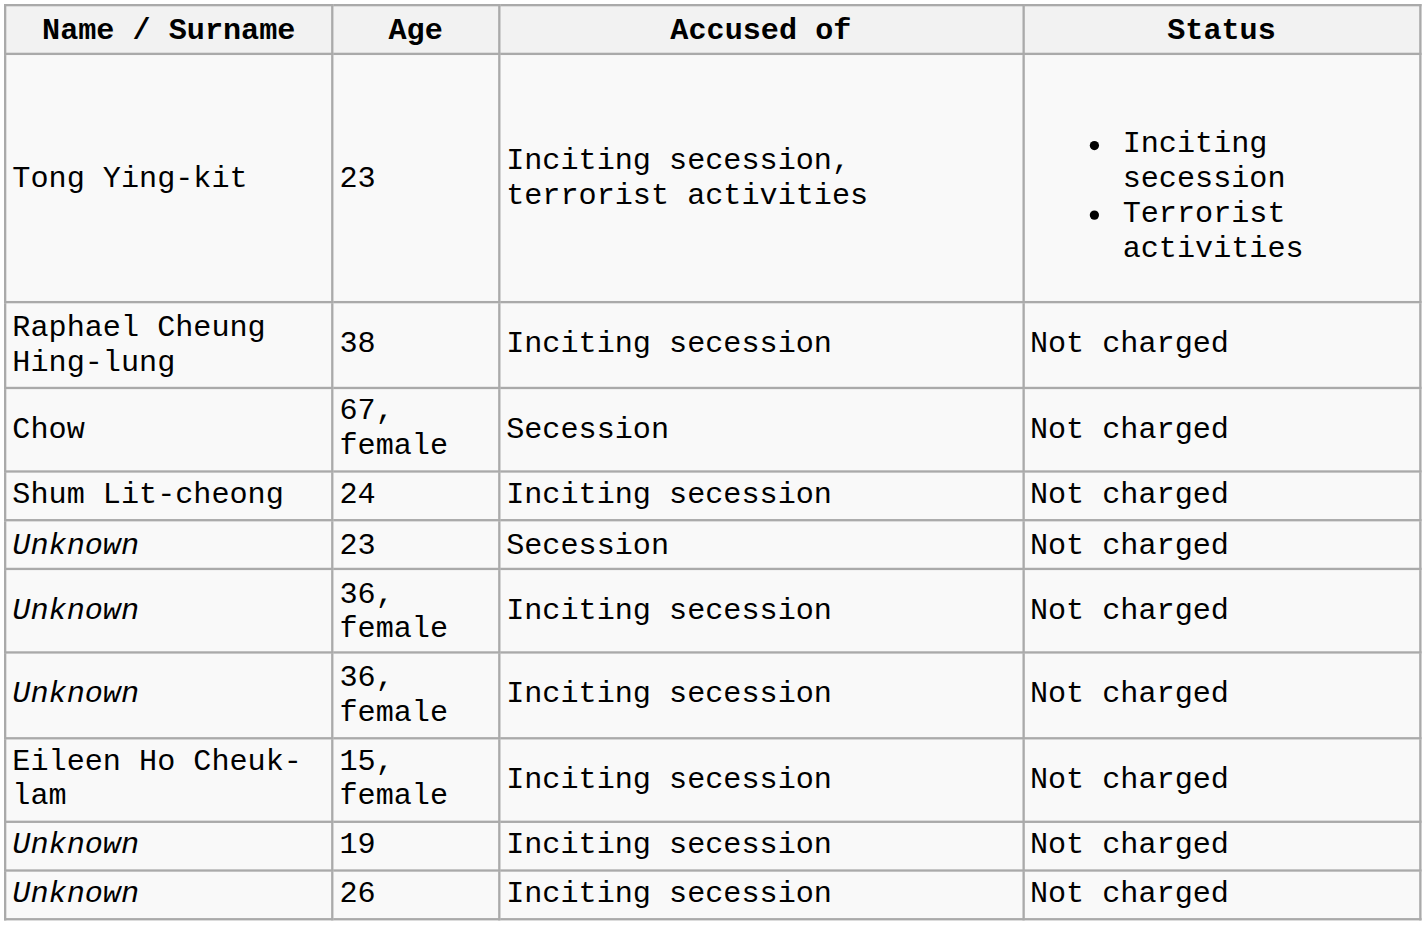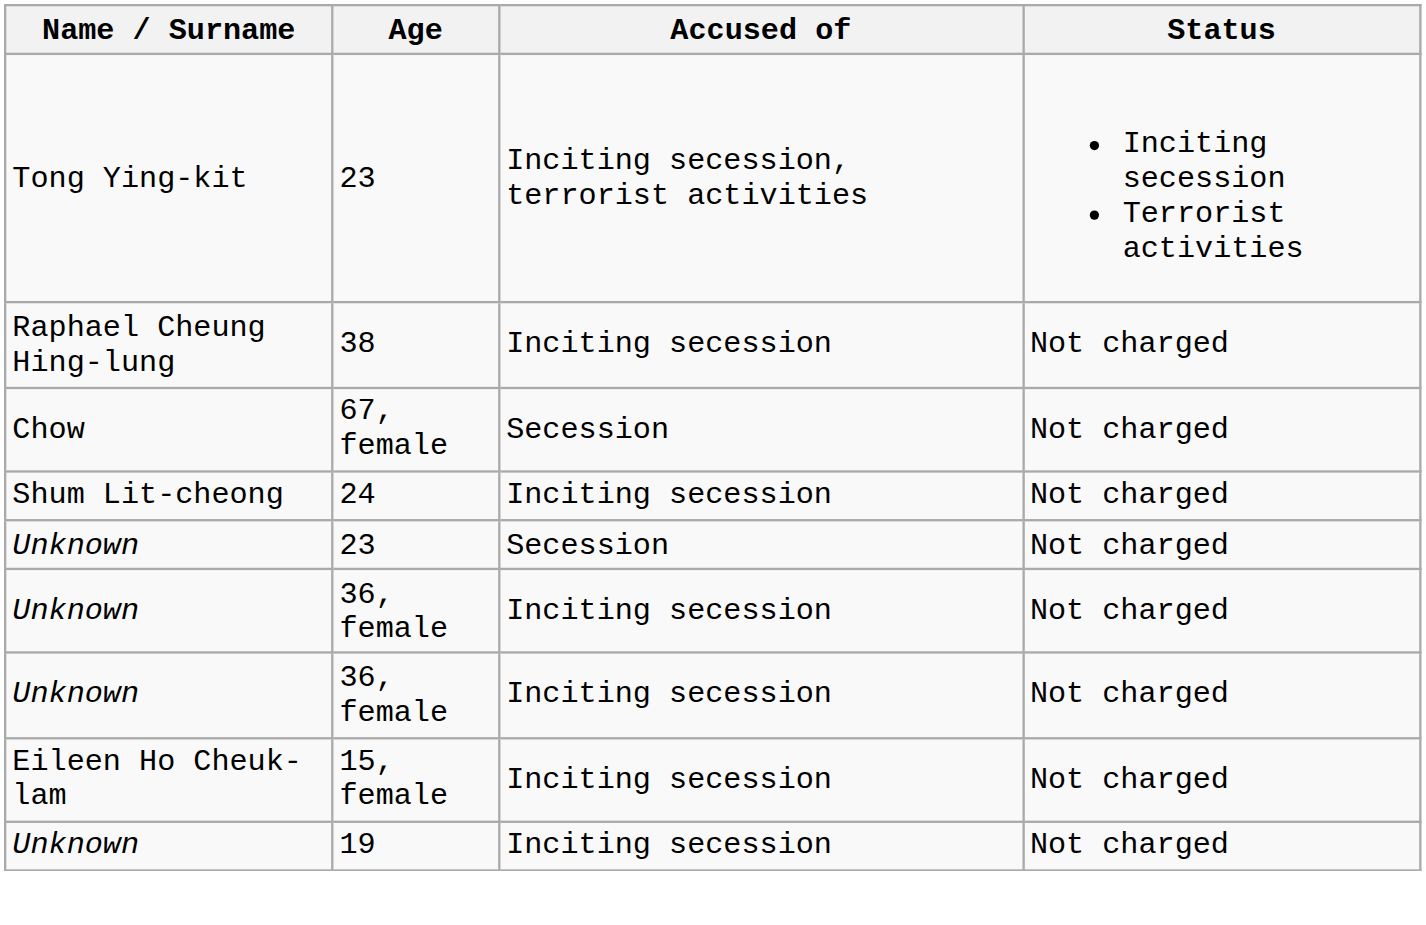- row: (76, 895)
